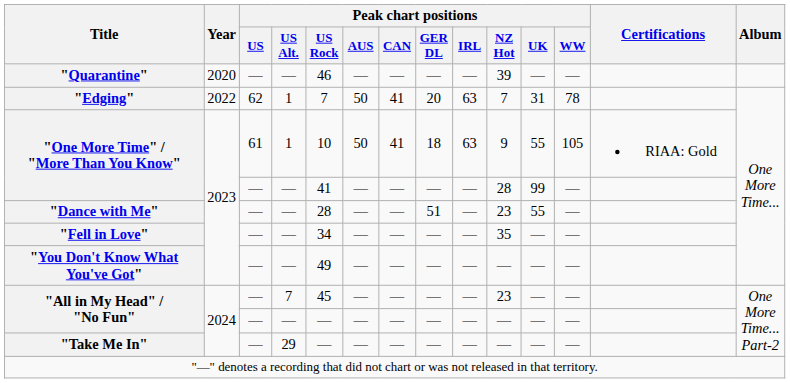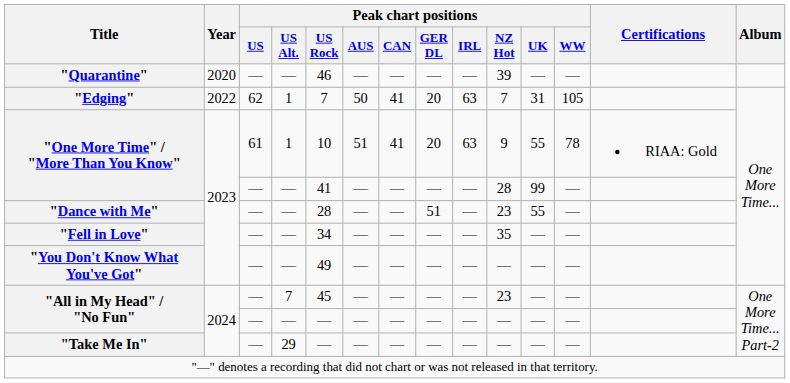(573, 98) 78 -> (573, 98) 105
(361, 143) 50 -> (361, 143) 51
(434, 143) 18 -> (434, 143) 20
(573, 143) 105 -> (573, 143) 78
